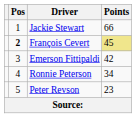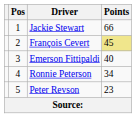(18, 43) bold -> (18, 43) normal
(109, 59) 42 -> (109, 59) 40
